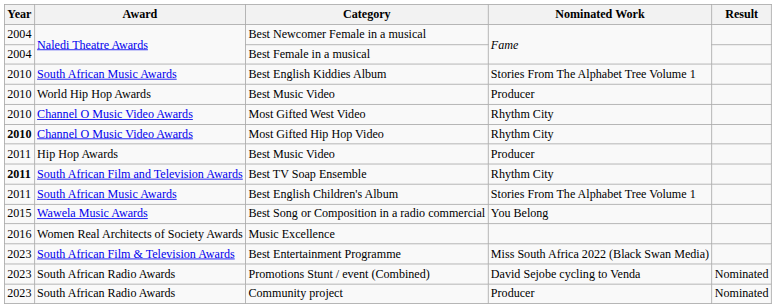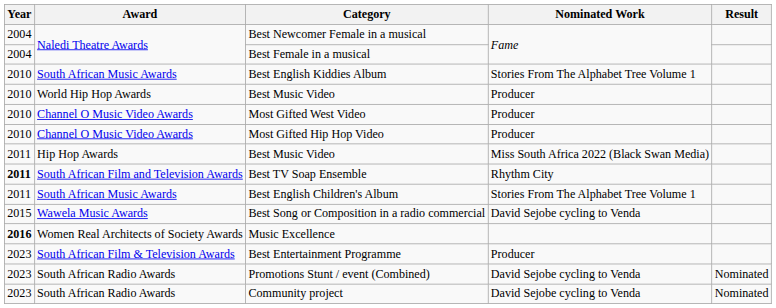(522, 114) Rhythm City -> (513, 114) Producer
(19, 134) bold -> (19, 134) normal
(522, 134) Rhythm City -> (513, 134) Producer
(513, 154) Producer -> (600, 154) Miss South Africa 2022 (Black Swan Media)
(520, 214) You Belong -> (566, 214) David Sejobe cycling to Venda
(19, 234) normal -> (19, 234) bold
(600, 254) Miss South Africa 2022 (Black Swan Media) -> (513, 254) Producer
(513, 294) Producer -> (566, 294) David Sejobe cycling to Venda
